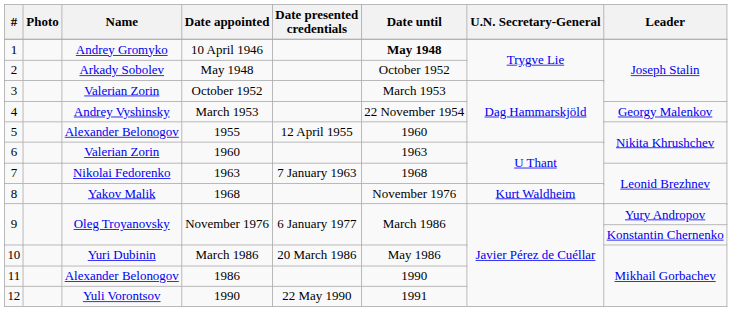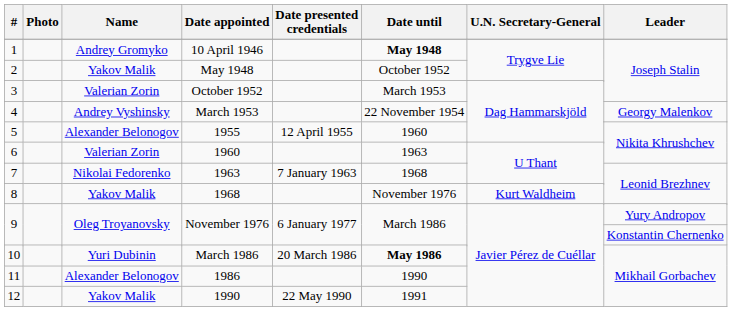(122, 70) Arkady Sobolev -> (122, 70) Yakov Malik
(414, 255) normal -> (414, 255) bold
(122, 296) Yuli Vorontsov -> (122, 296) Yakov Malik
